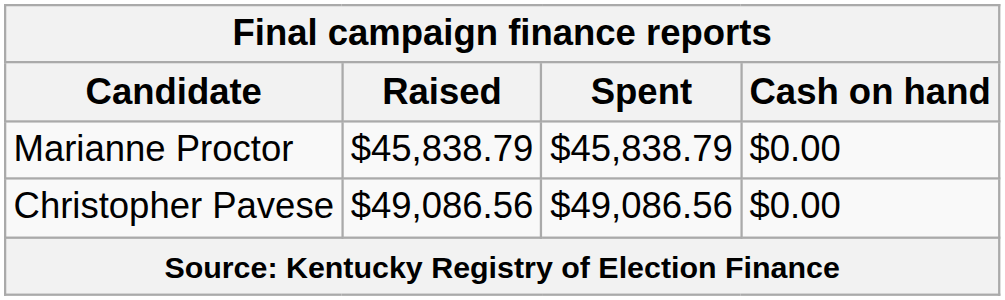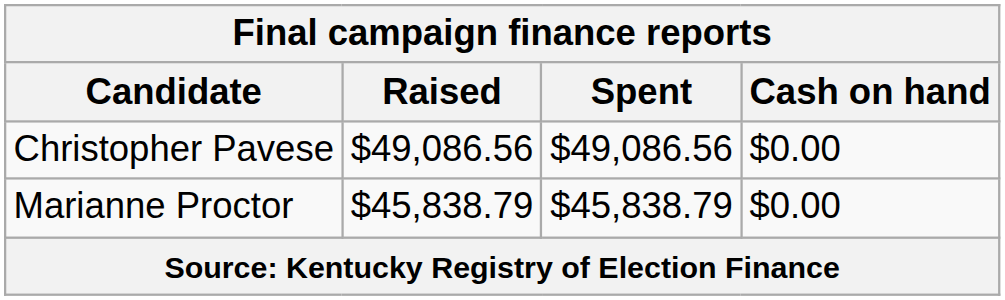rows swapped: (174, 206) <-> (153, 149)
